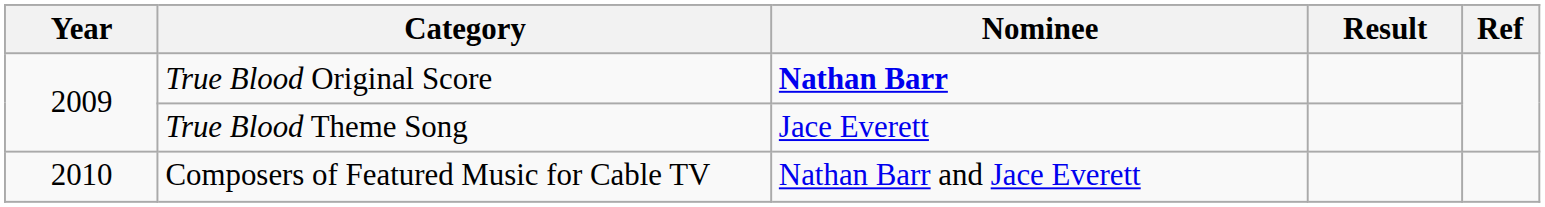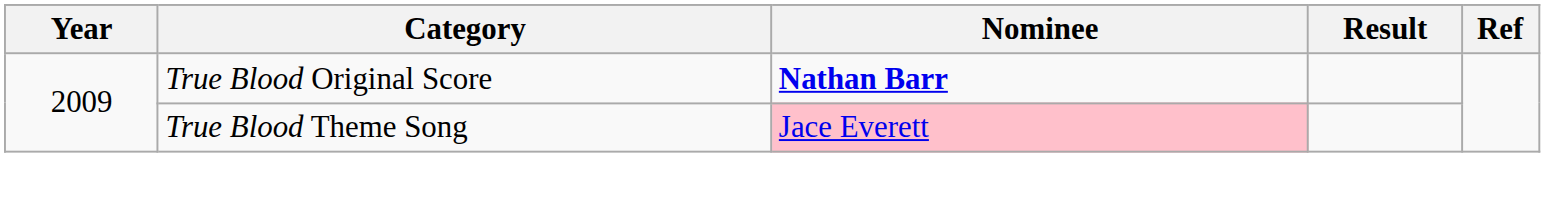(854, 126) no background -> (854, 126) pink background
- row: (438, 175)
